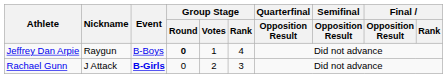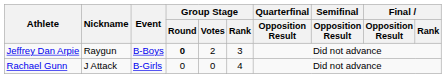(214, 51) 1 -> (213, 51) 2
(241, 51) 4 -> (240, 51) 3
(149, 66) bold -> (148, 66) normal
(214, 66) 2 -> (213, 66) 0
(241, 66) 3 -> (240, 66) 4
